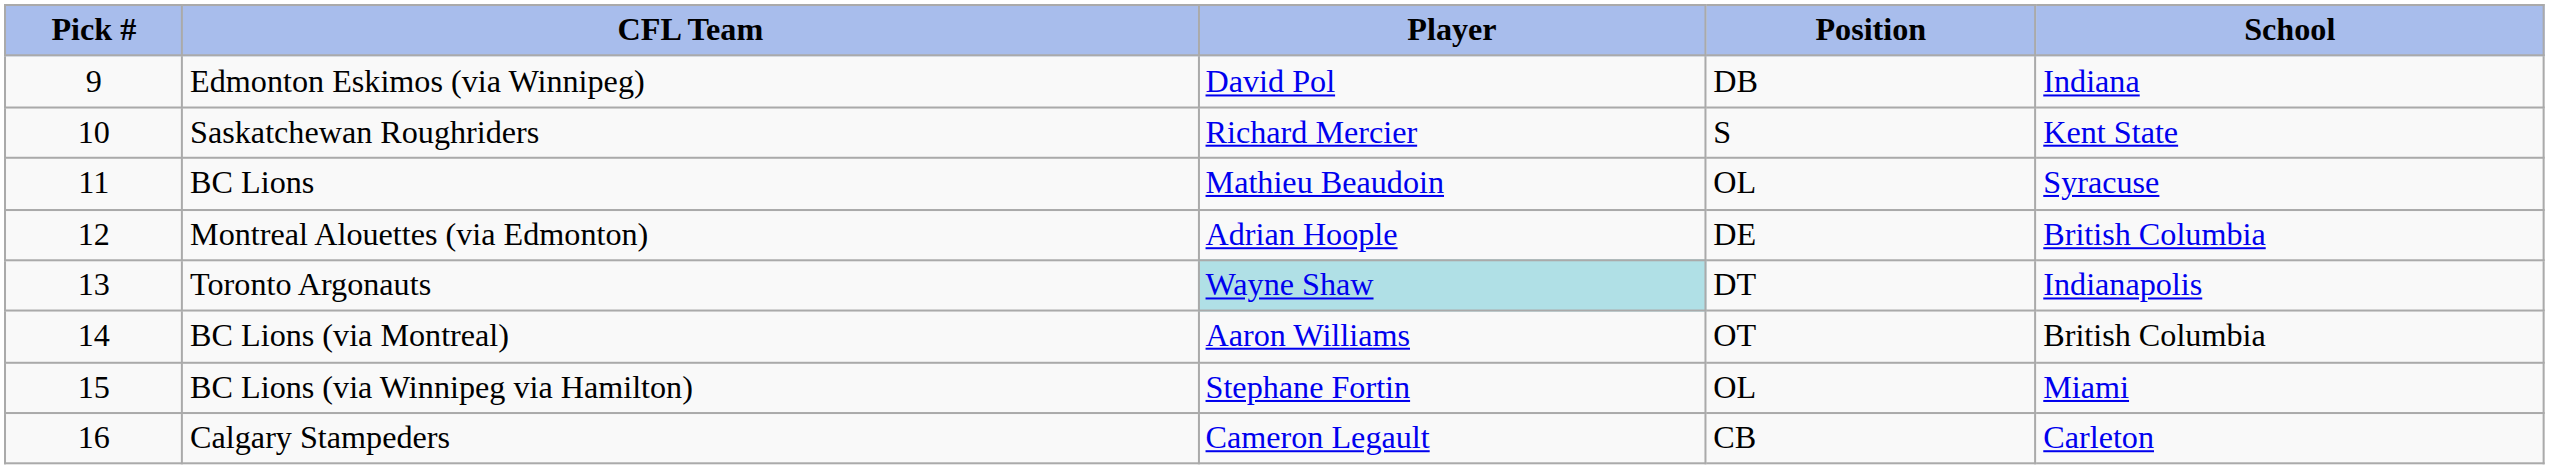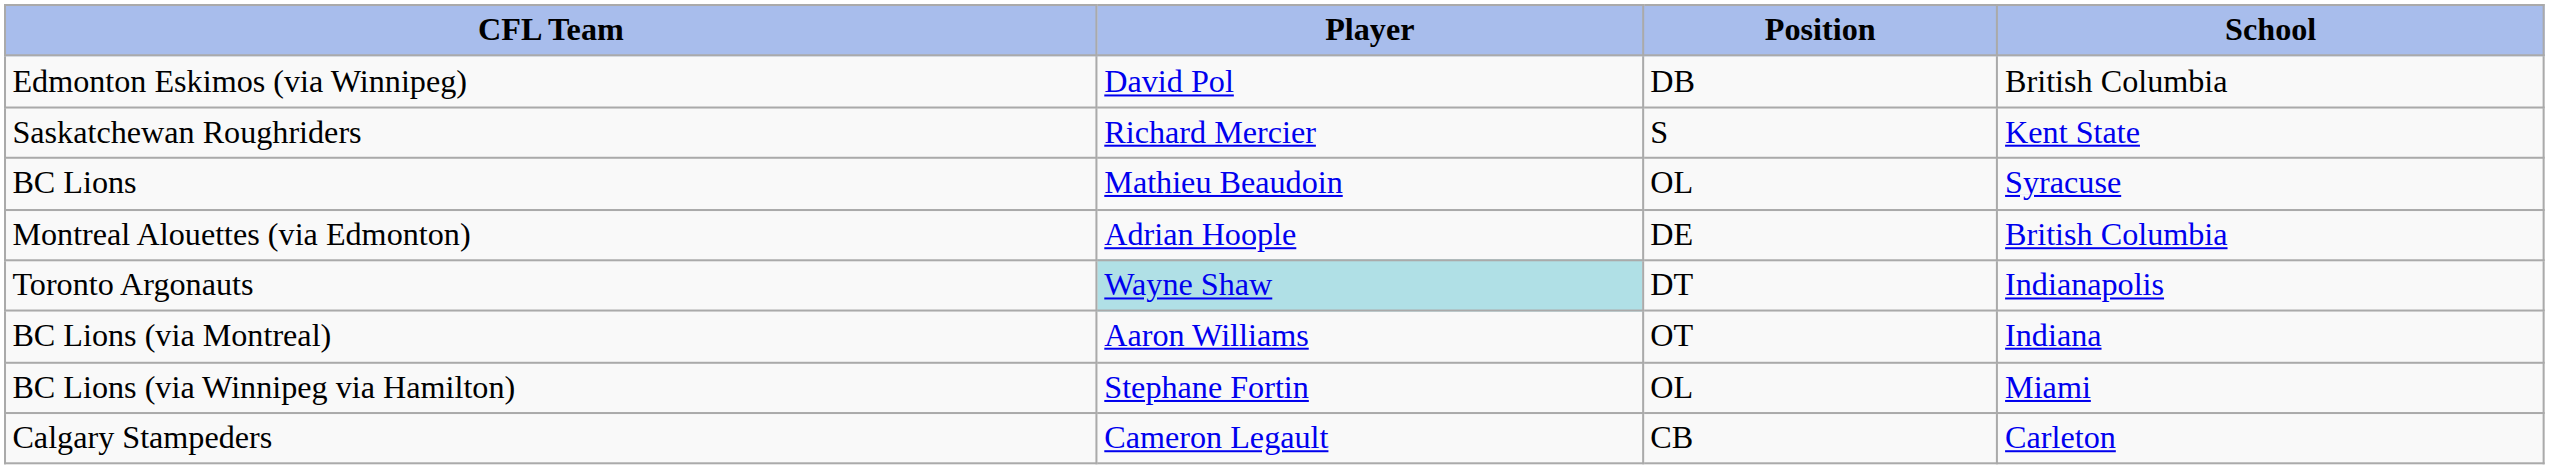- column: (94, 30)
(2091, 81) Indiana -> (2116, 81) British Columbia
(2154, 336) British Columbia -> (2053, 336) Indiana
